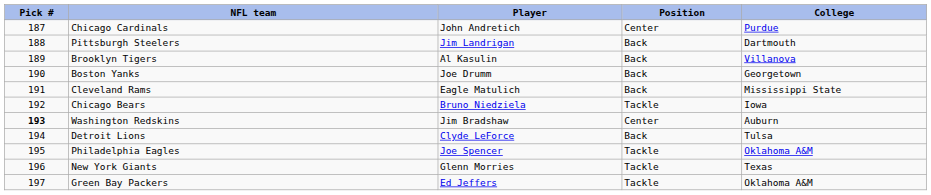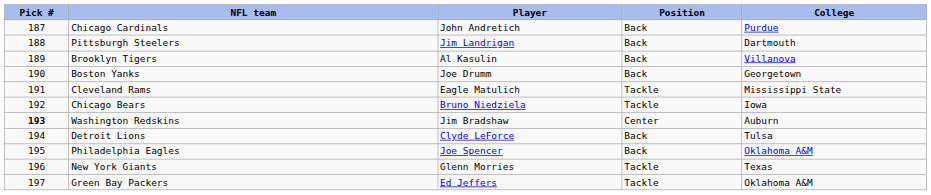(641, 28) Center -> (636, 28) Back
(636, 89) Back -> (641, 89) Tackle
(641, 151) Tackle -> (636, 151) Back
